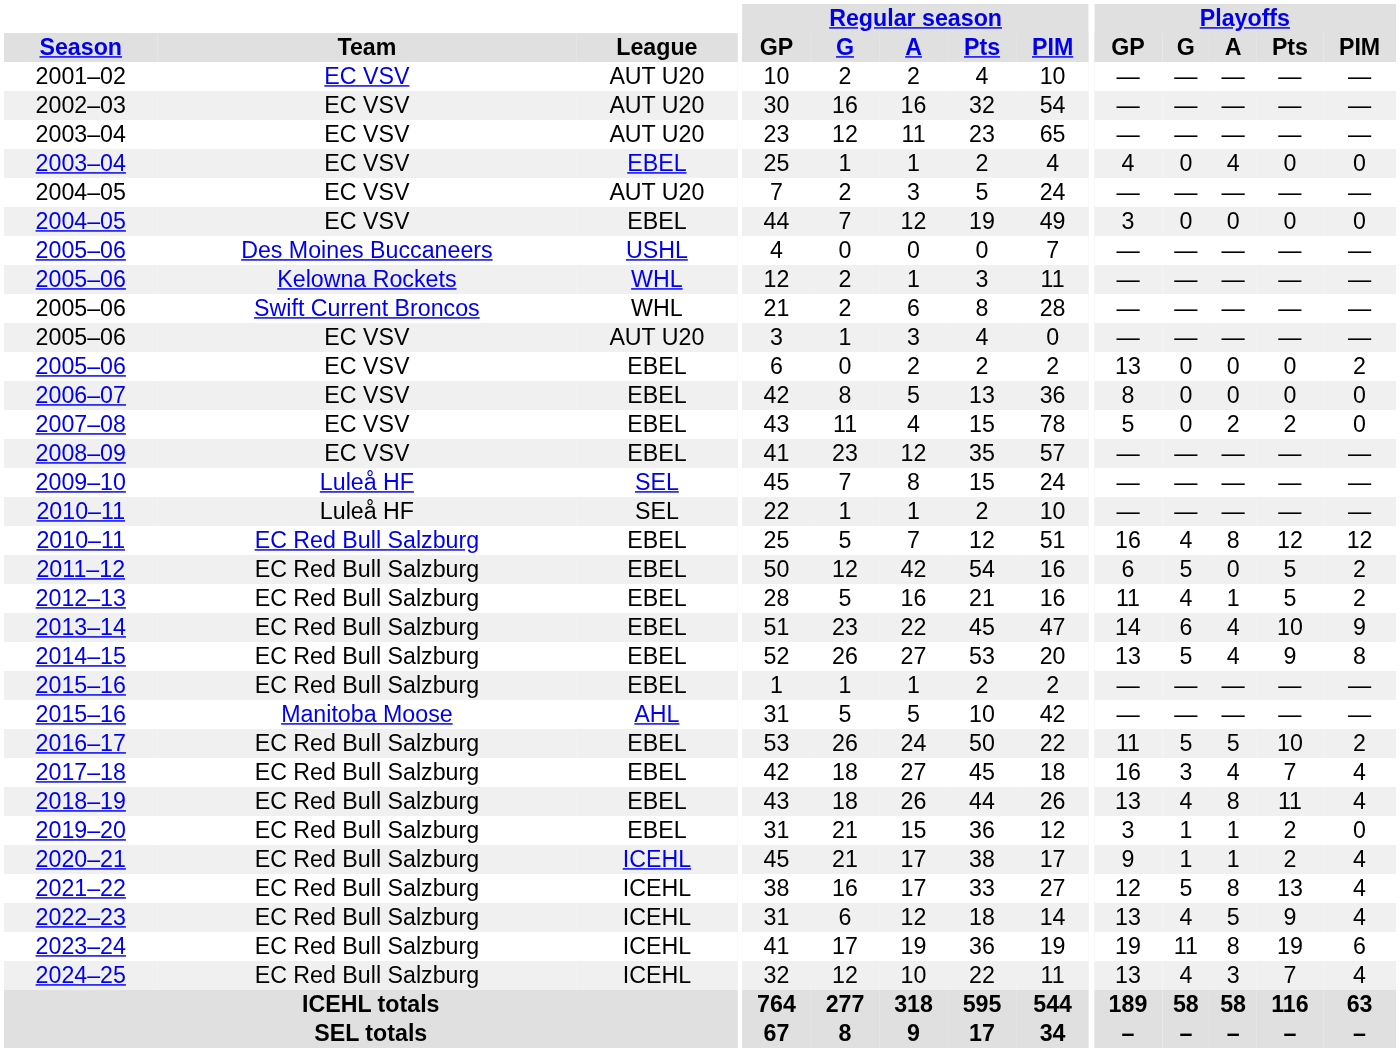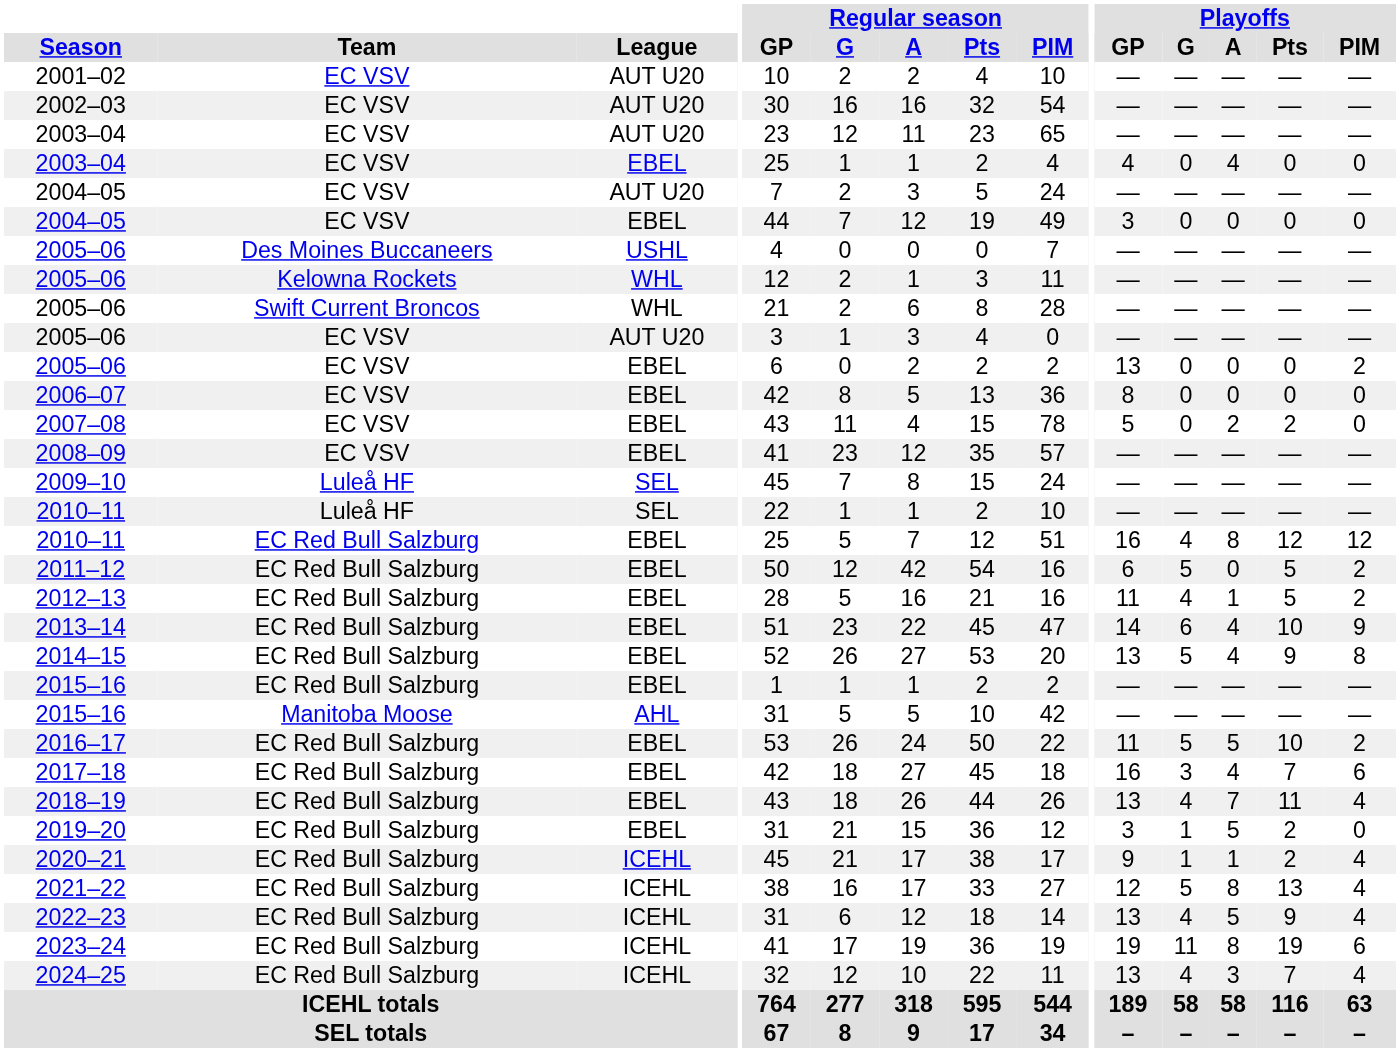(1360, 772) 4 -> (1360, 772) 6
(1233, 801) 8 -> (1233, 801) 7
(1233, 830) 1 -> (1233, 830) 5
